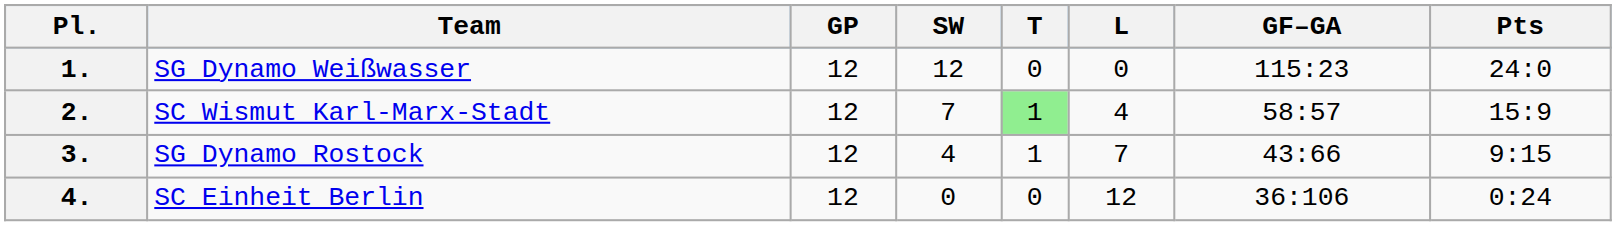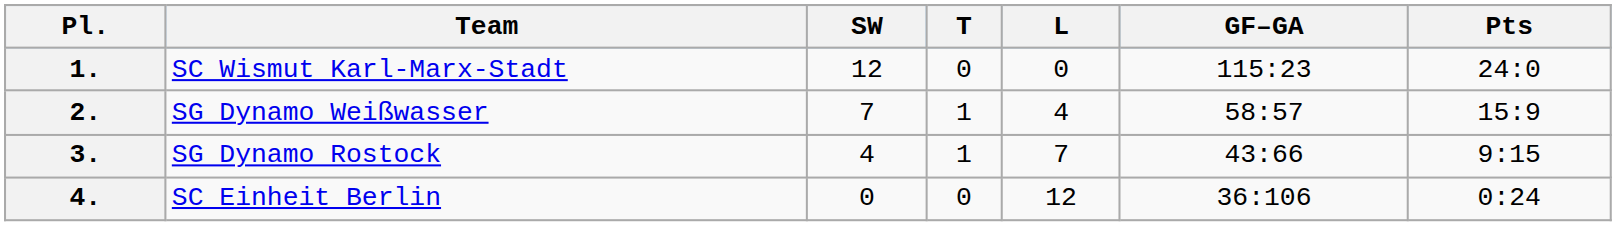- column: (843, 27)
(313, 70) SG Dynamo Weißwasser -> (370, 70) SC Wismut Karl-Marx-Stadt
(352, 113) SC Wismut Karl-Marx-Stadt -> (330, 113) SG Dynamo Weißwasser
(1035, 113) lightgreen background -> (964, 113) no background
